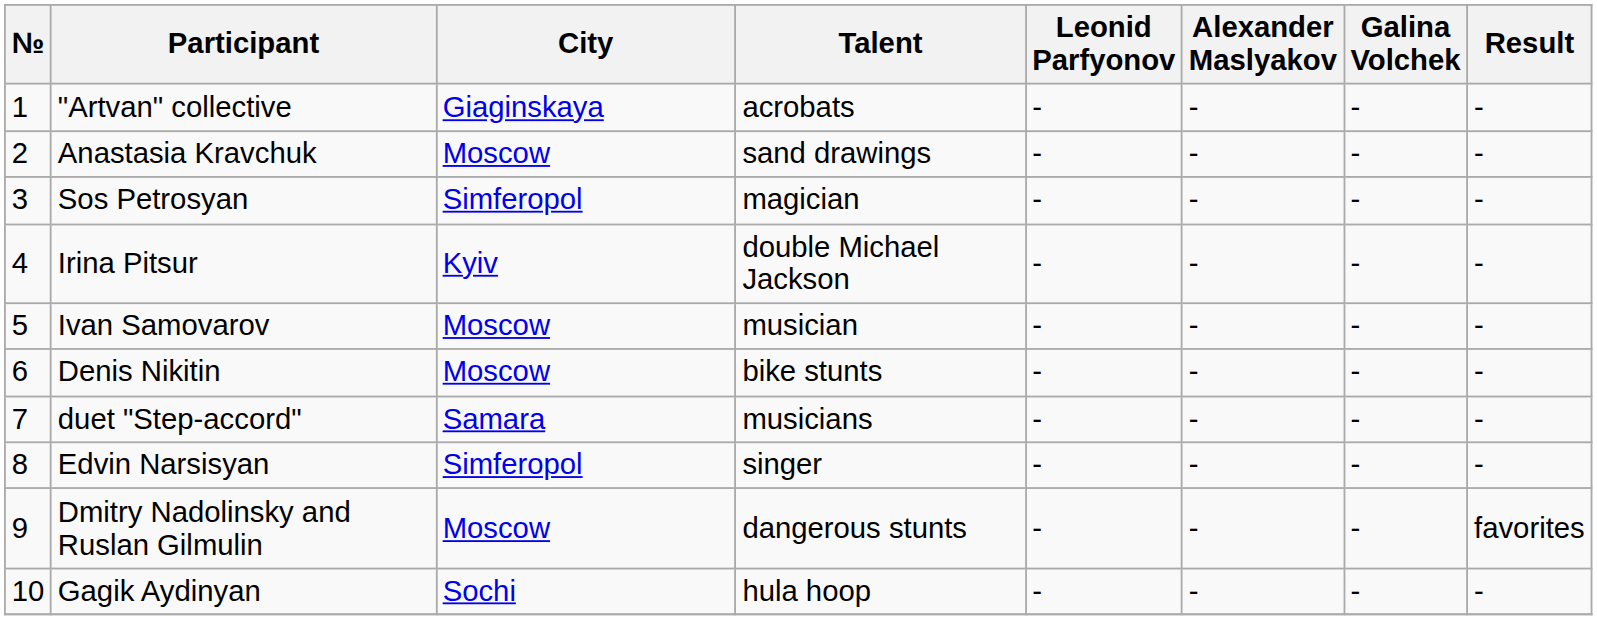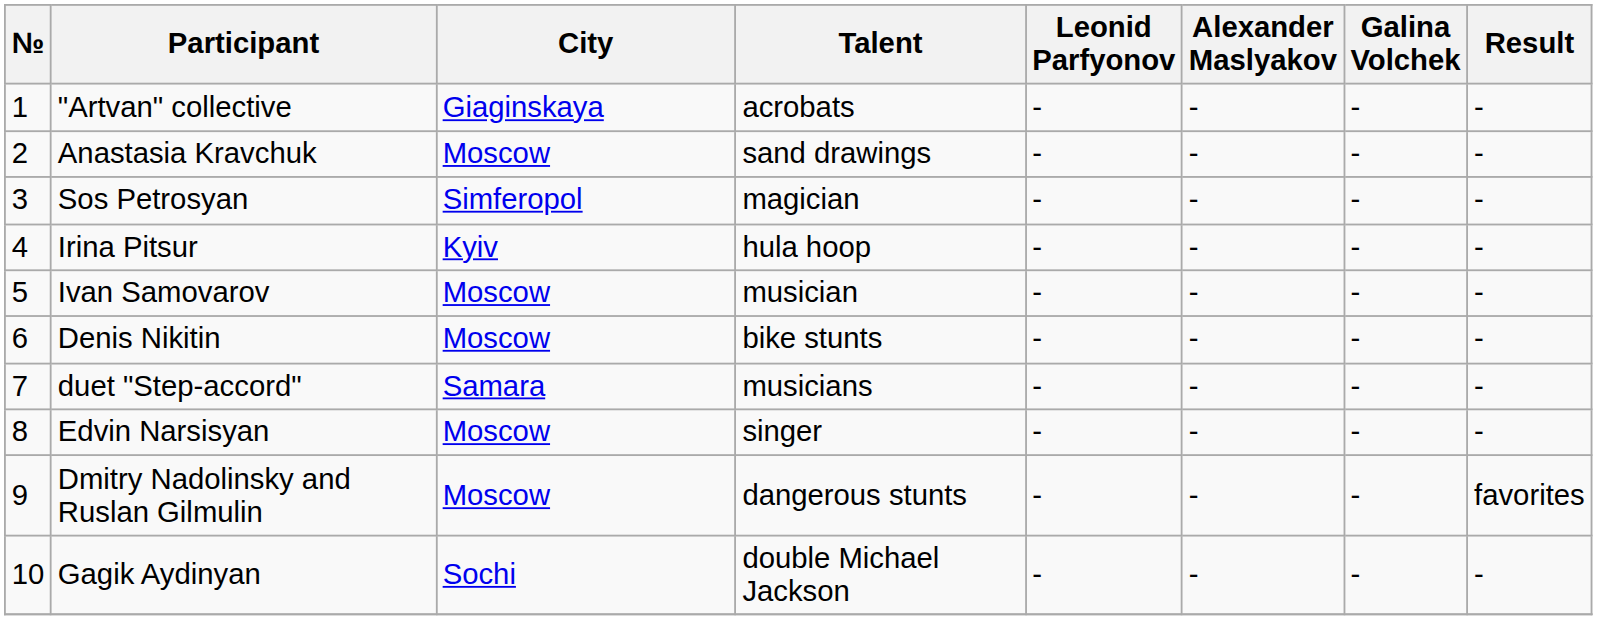(841, 262) double Michael Jackson -> (807, 246) hula hoop
(513, 465) Simferopol -> (496, 432) Moscow
(807, 590) hula hoop -> (841, 574) double Michael Jackson
